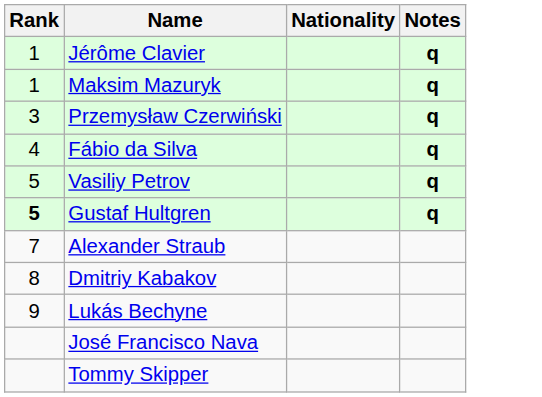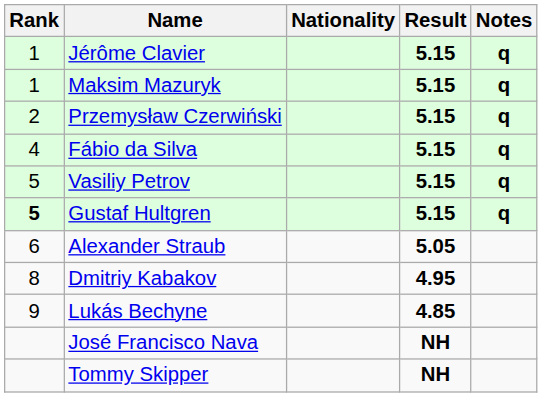+ column: (435, 20)
(34, 117) 3 -> (34, 117) 2
(34, 246) 7 -> (34, 246) 6
